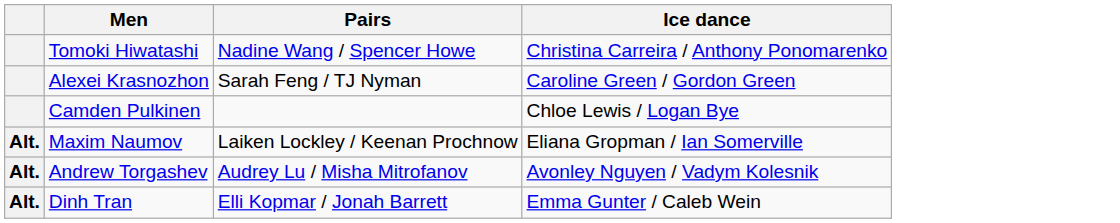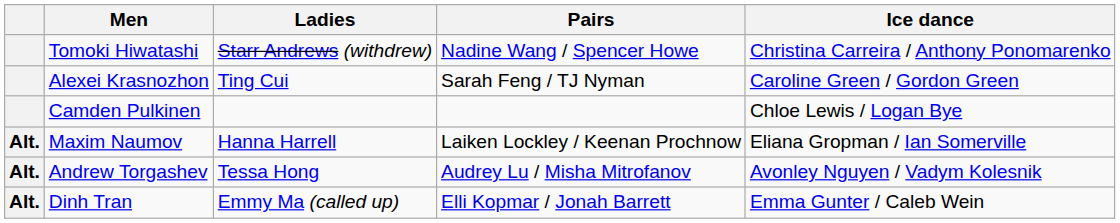+ column: (325, 19)
